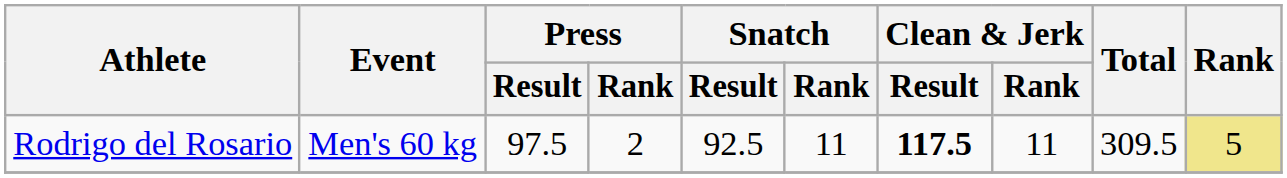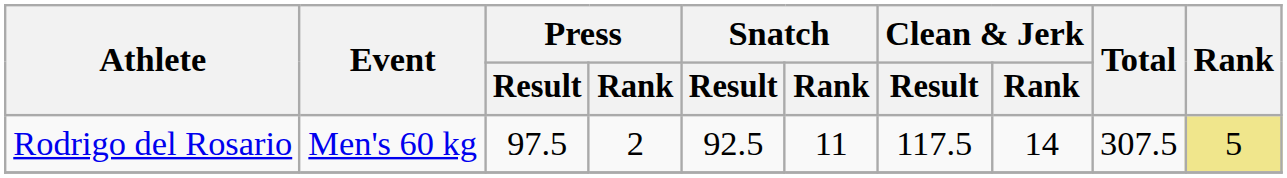(934, 143) bold -> (934, 143) normal
(1042, 143) 11 -> (1042, 143) 14
(1139, 143) 309.5 -> (1139, 143) 307.5
